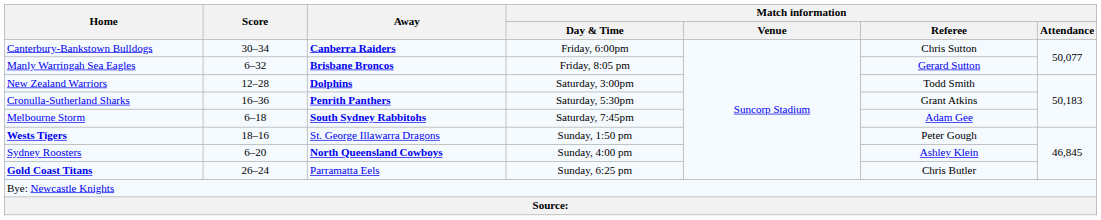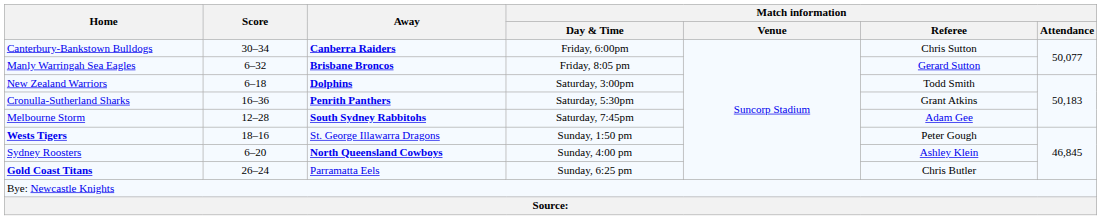(255, 83) 12–28 -> (255, 83) 6–18
(255, 118) 6–18 -> (255, 118) 12–28
